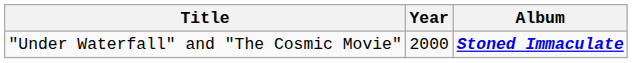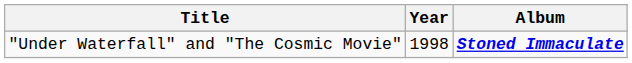(429, 45) 2000 -> (429, 45) 1998
